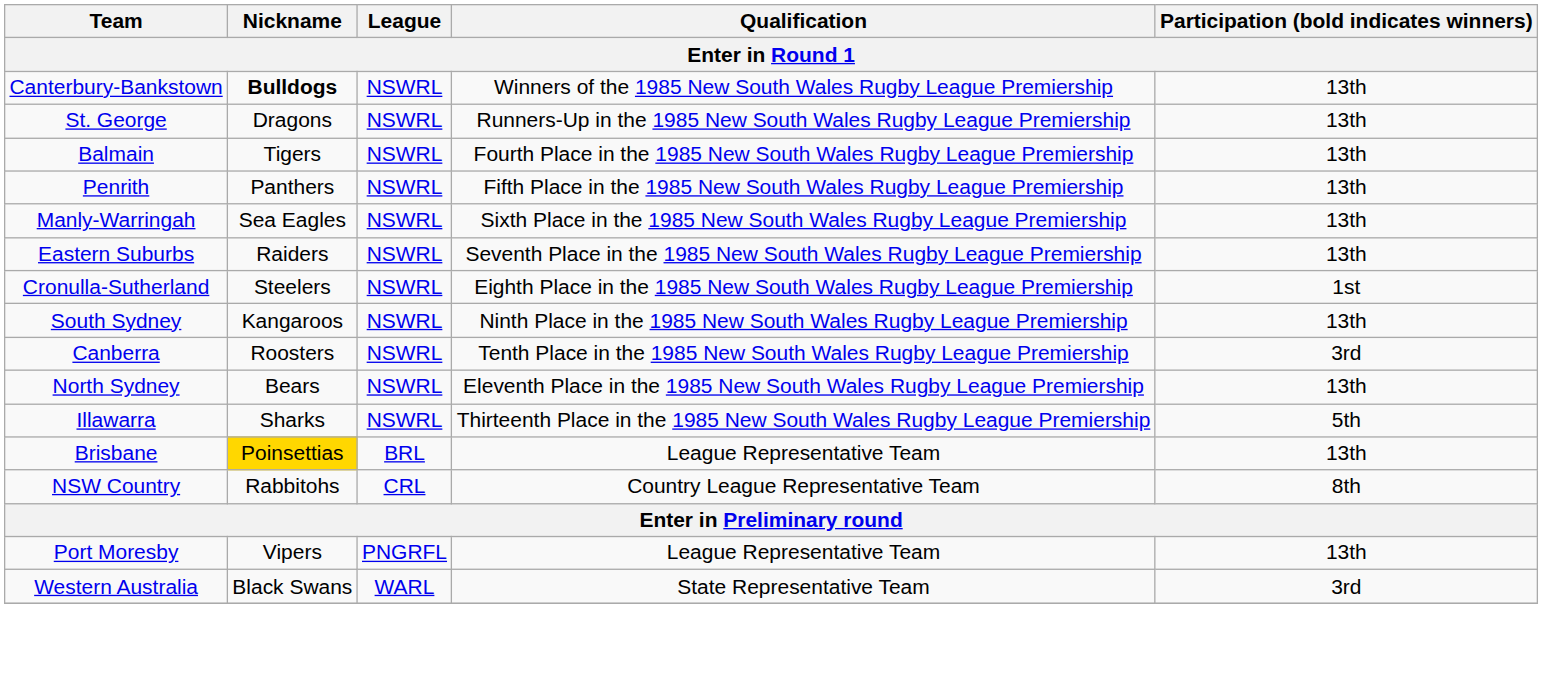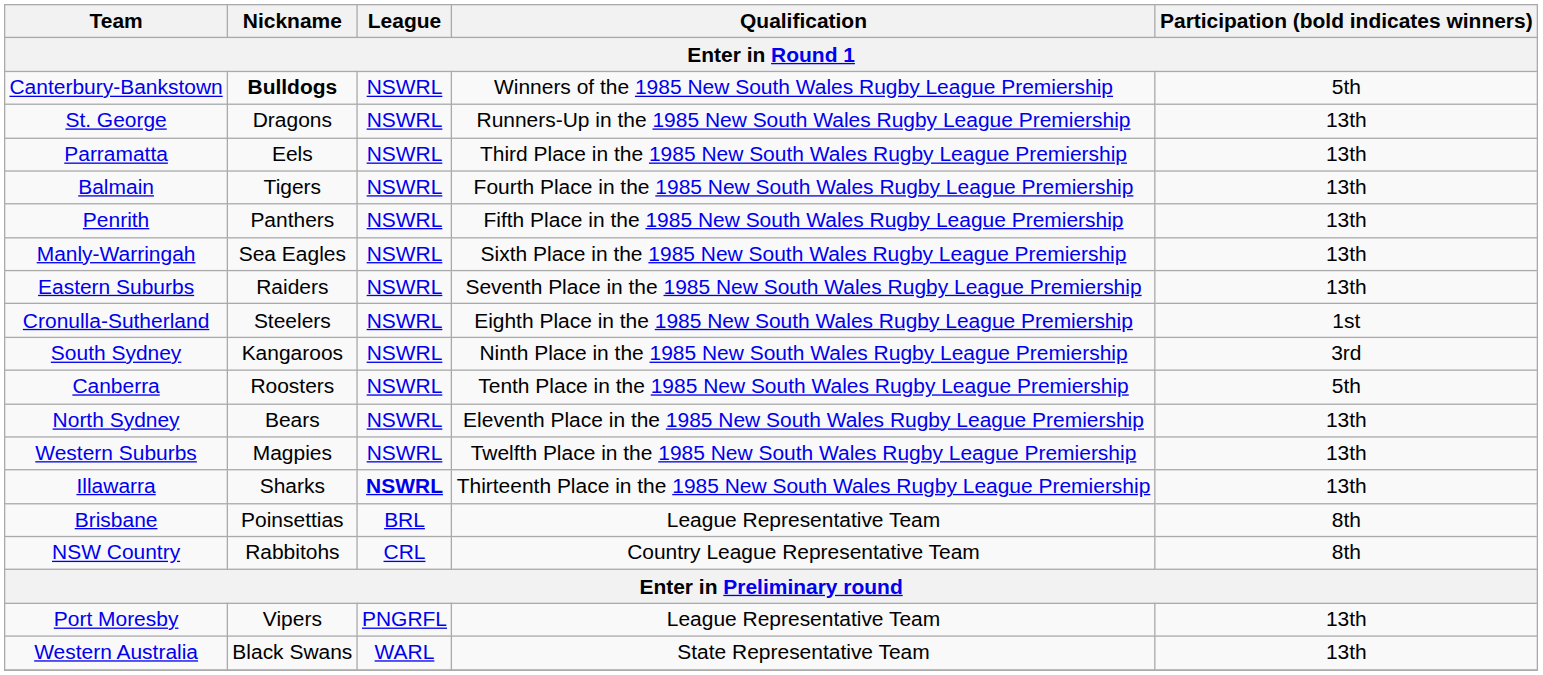(1346, 87) 13th -> (1346, 87) 5th
+ row: (116, 154)
(1346, 320) 13th -> (1346, 353) 3rd
(1346, 353) 3rd -> (1346, 386) 5th
+ row: (116, 453)
(405, 420) normal -> (405, 486) bold
(1346, 420) 5th -> (1346, 486) 13th
(292, 453) gold background -> (292, 519) no background
(1346, 453) 13th -> (1346, 519) 8th
(1346, 586) 3rd -> (1346, 652) 13th
